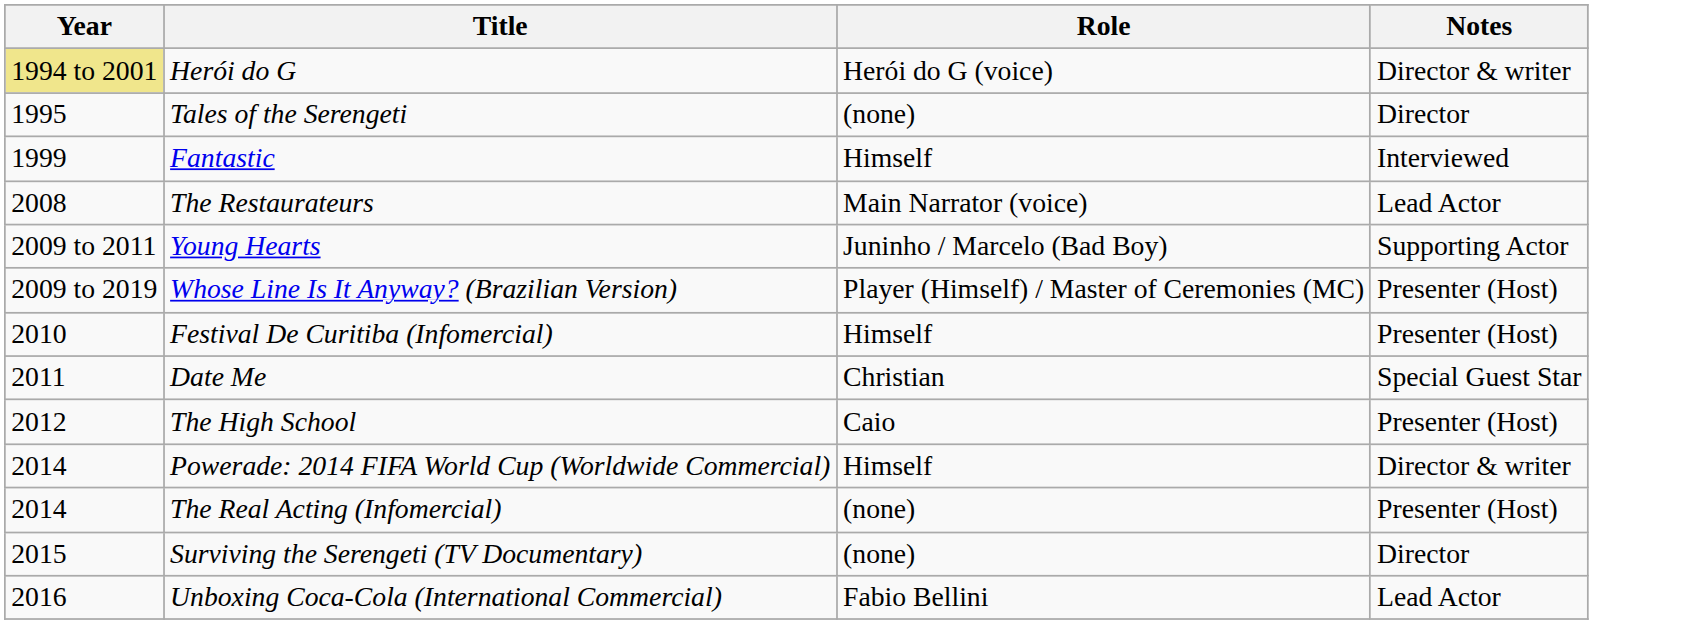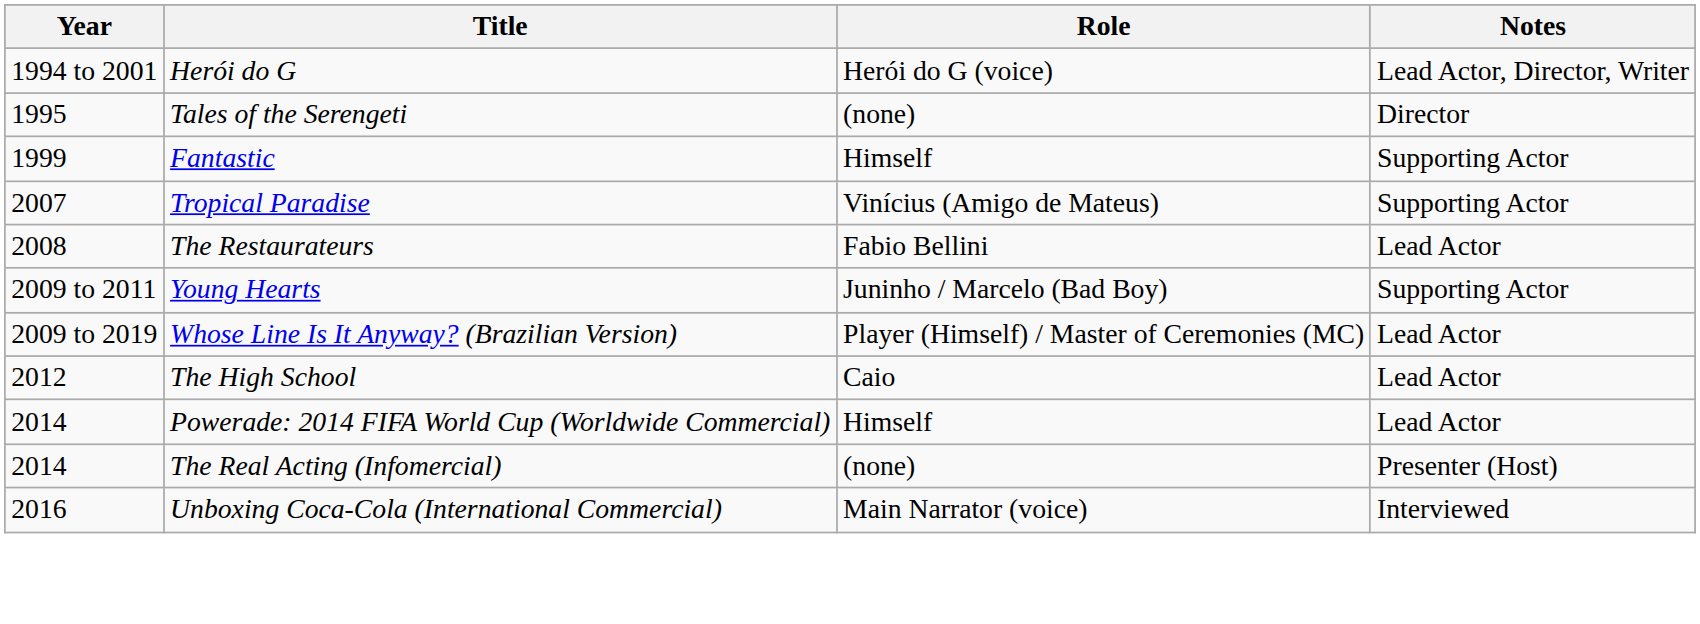(84, 70) khaki background -> (84, 70) no background
(1474, 70) Director & writer -> (1533, 70) Lead Actor, Director, Writer
(1443, 158) Interviewed -> (1473, 158) Supporting Actor
+ row: (270, 202)
(965, 202) Main Narrator (voice) -> (916, 245) Fabio Bellini
(1467, 289) Presenter (Host) -> (1439, 333) Lead Actor
- row: (361, 333)
- row: (218, 377)
(1467, 421) Presenter (Host) -> (1439, 377) Lead Actor
(1474, 465) Director & writer -> (1439, 421) Lead Actor
- row: (406, 553)
(916, 597) Fabio Bellini -> (965, 509) Main Narrator (voice)
(1439, 597) Lead Actor -> (1443, 509) Interviewed
